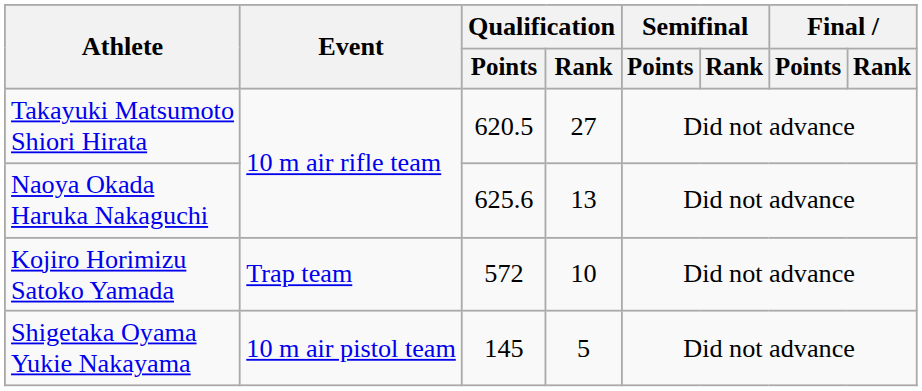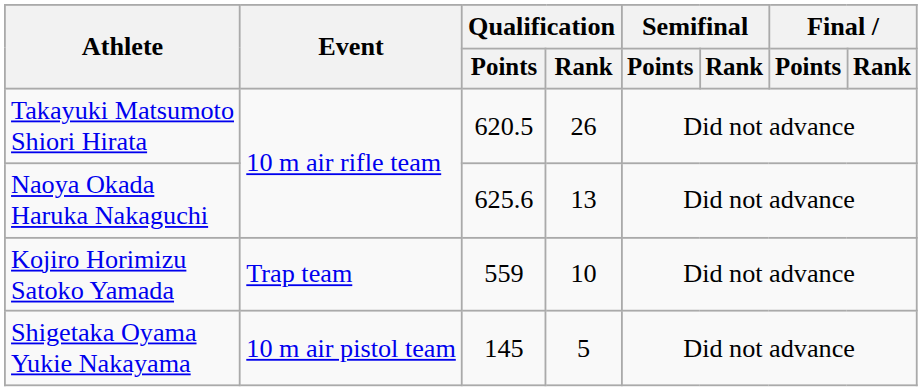(584, 126) 27 -> (584, 126) 26
(504, 274) 572 -> (504, 274) 559
